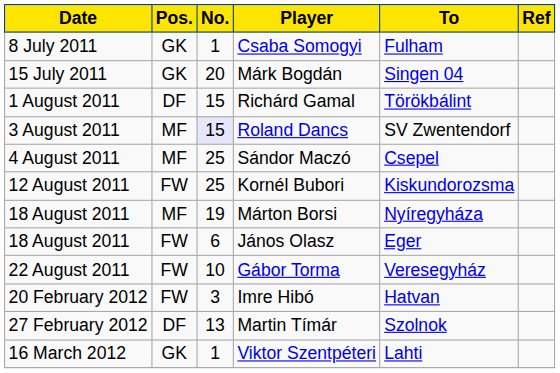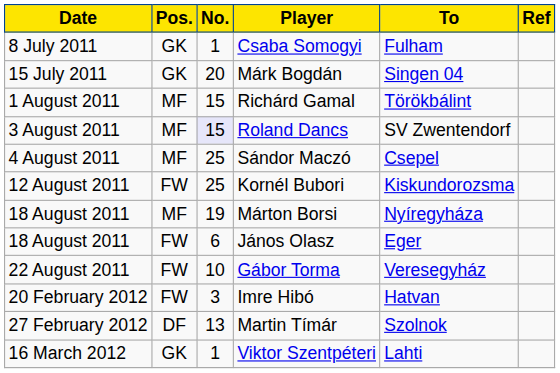(174, 102) DF -> (174, 102) MF
